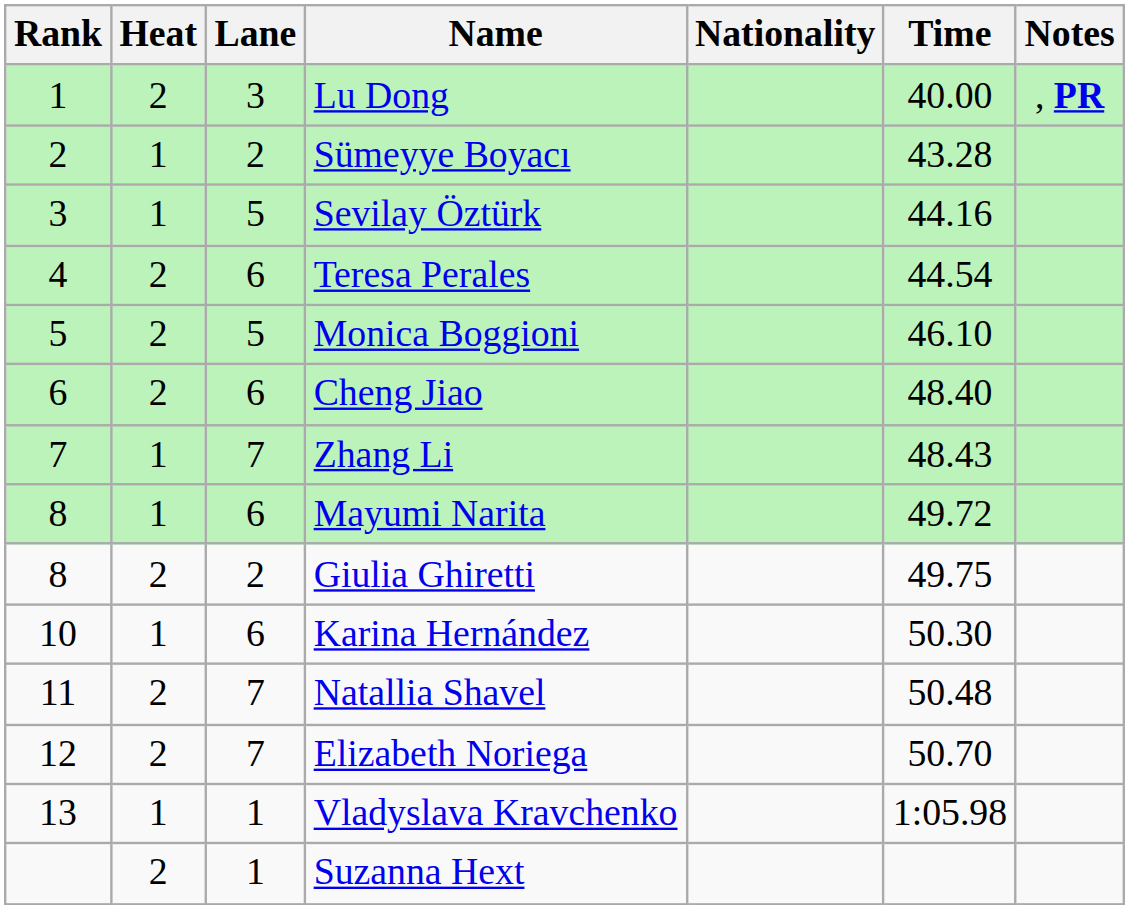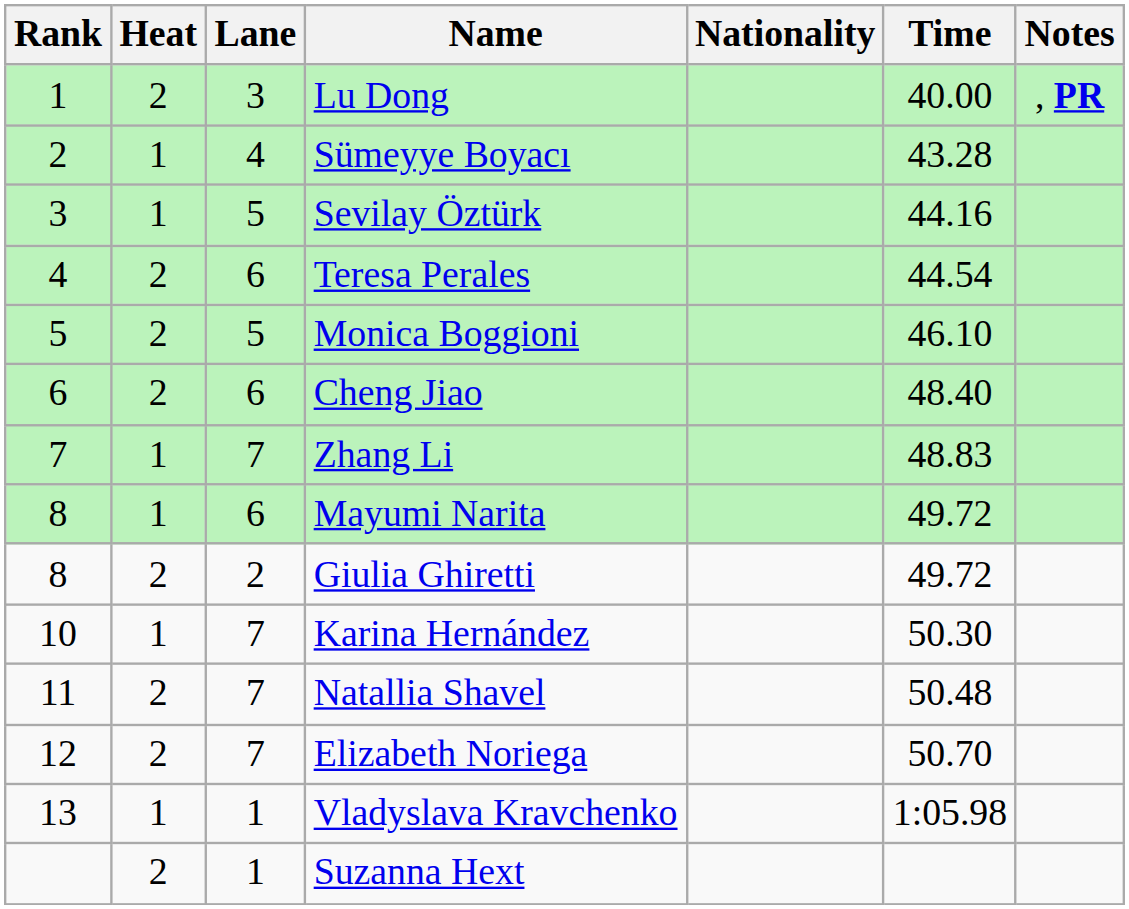(255, 154) 2 -> (255, 154) 4
(950, 453) 48.43 -> (950, 453) 48.83
(950, 573) 49.75 -> (950, 573) 49.72
(255, 633) 6 -> (255, 633) 7
